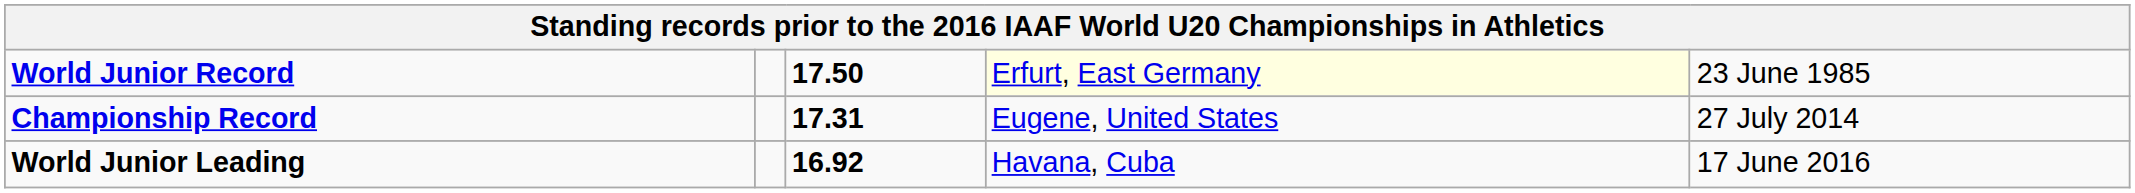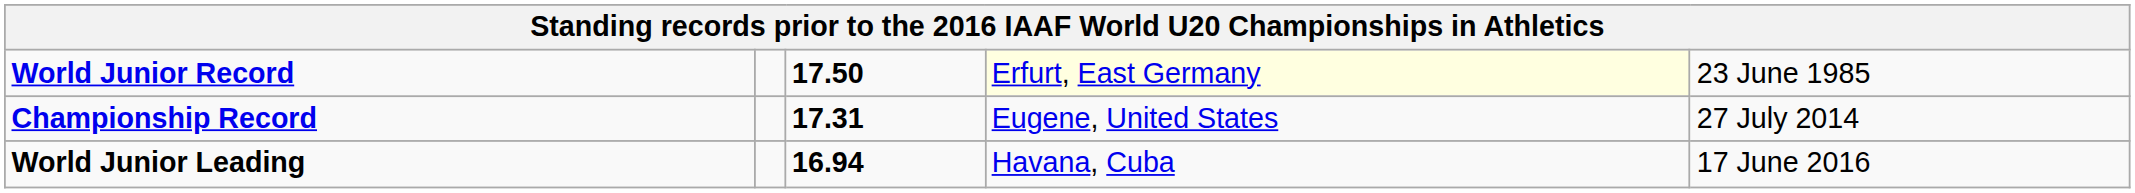(828, 163) 16.92 -> (828, 163) 16.94
